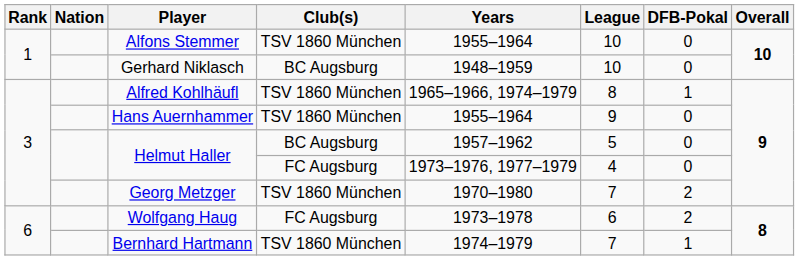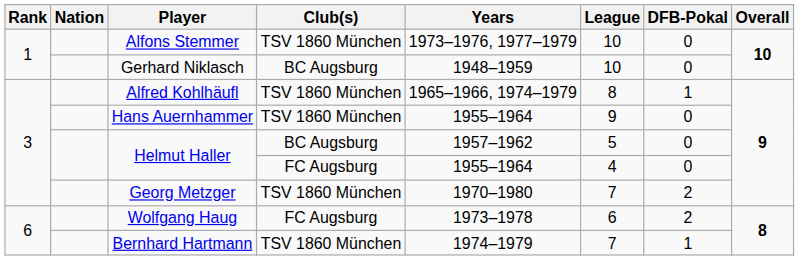(493, 42) 1955–1964 -> (493, 42) 1973–1976, 1977–1979
(493, 167) 1973–1976, 1977–1979 -> (493, 167) 1955–1964
